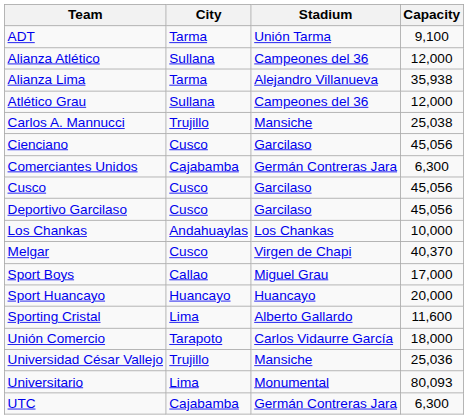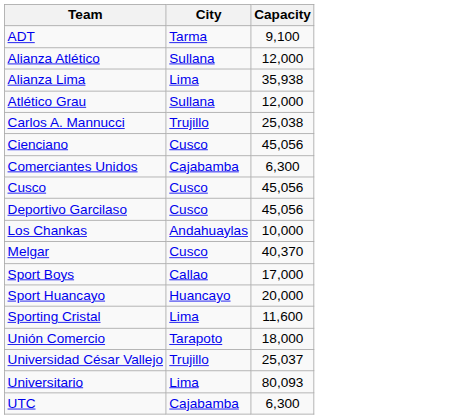- column: (326, 15)
(188, 79) Tarma -> (184, 79) Lima
(432, 360) 25,036 -> (283, 360) 25,037
